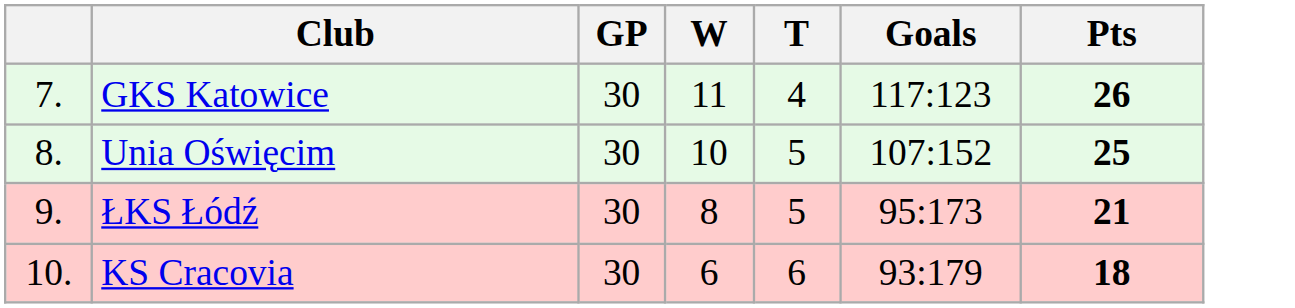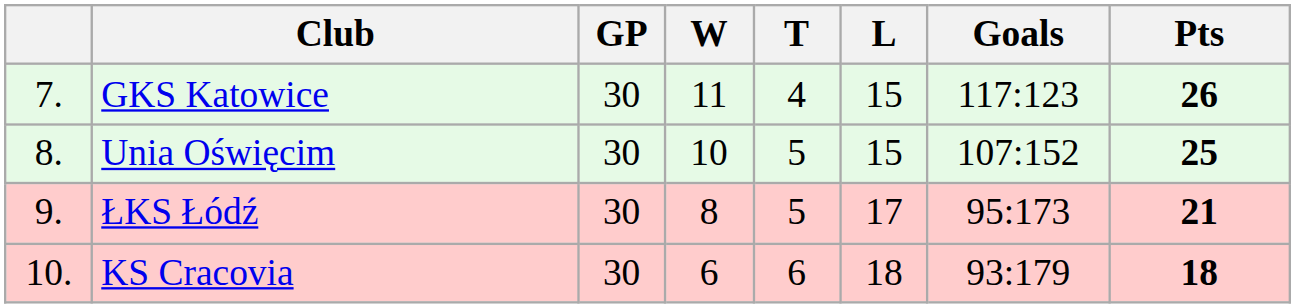+ column: (884, 34)
